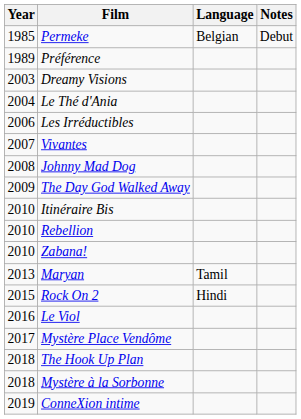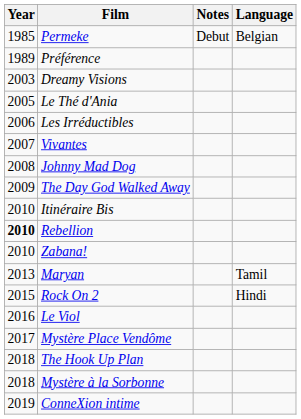columns swapped: (225, 15) <-> (276, 15)
(21, 101) 2004 -> (21, 101) 2005
(21, 230) normal -> (21, 230) bold
